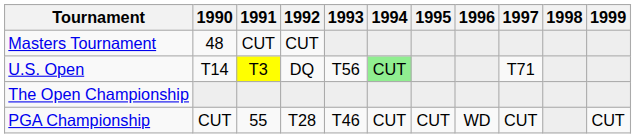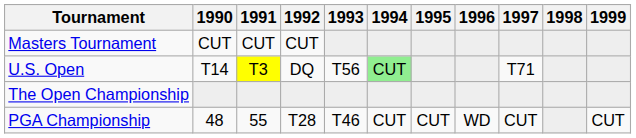(215, 43) 48 -> (215, 43) CUT
(215, 121) CUT -> (215, 121) 48
